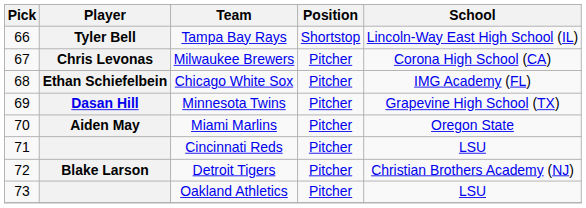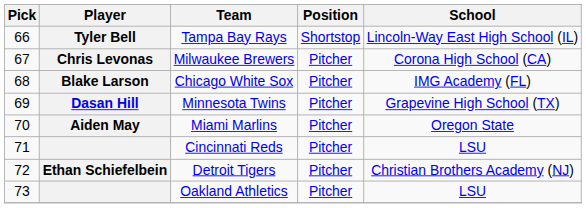(105, 81) Ethan Schiefelbein -> (105, 81) Blake Larson
(105, 170) Blake Larson -> (105, 170) Ethan Schiefelbein
